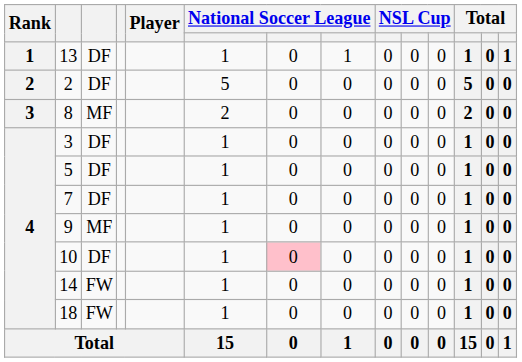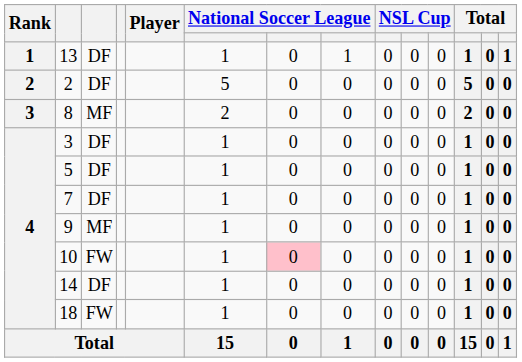(99, 256) DF -> (99, 256) FW
(99, 285) FW -> (99, 285) DF
